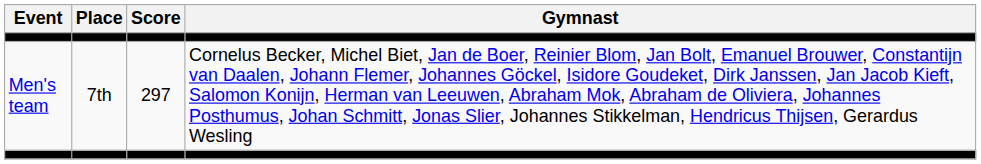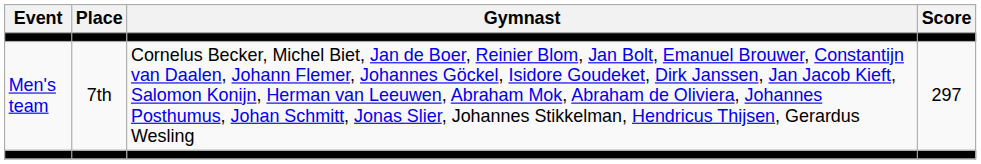columns swapped: (580, 18) <-> (156, 18)
